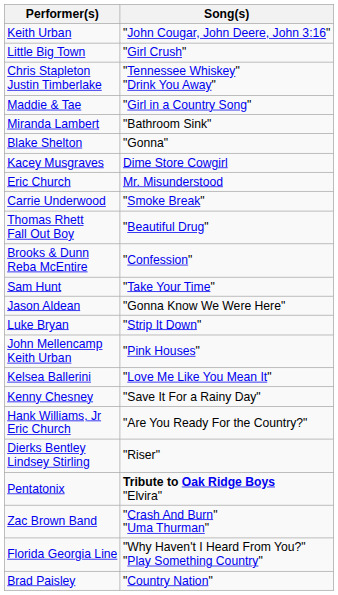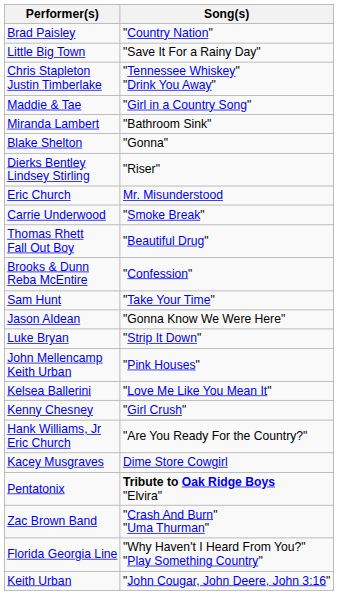rows swapped: (39, 33) <-> (41, 580)
(155, 52) "Girl Crush" -> (192, 52) "Save It For a Rainy Day"
rows swapped: (56, 162) <-> (48, 455)
(192, 396) "Save It For a Rainy Day" -> (155, 410) "Girl Crush"
